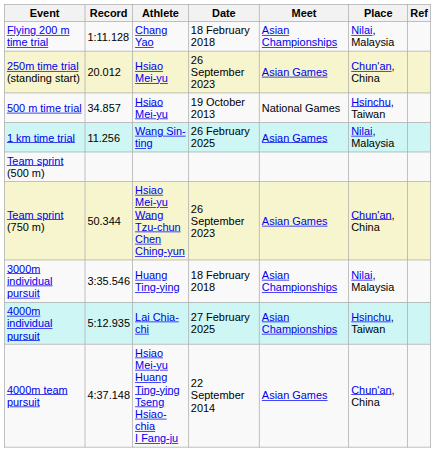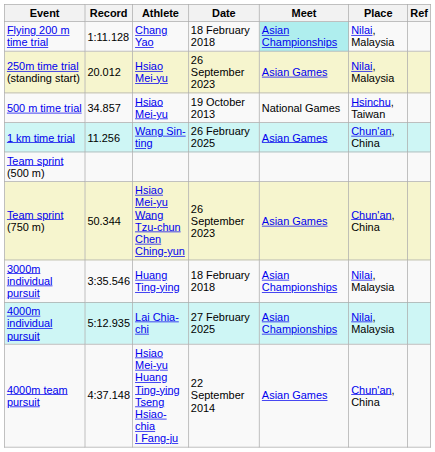(300, 37) no background -> (300, 37) paleturquoise background
(373, 72) Chun'an, China -> (373, 72) Nilai, Malaysia
(373, 138) Nilai, Malaysia -> (373, 138) Chun'an, China
(372, 323) Hsinchu, Taiwan -> (373, 323) Nilai, Malaysia
